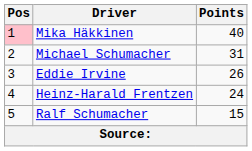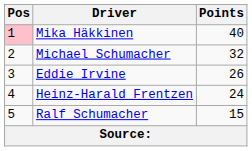(236, 55) 31 -> (236, 55) 32
